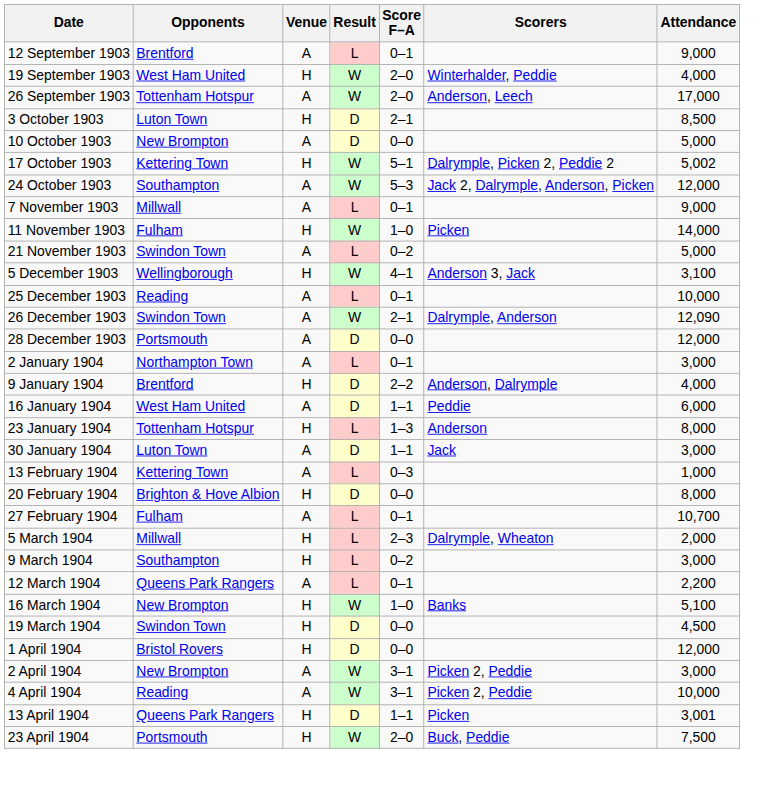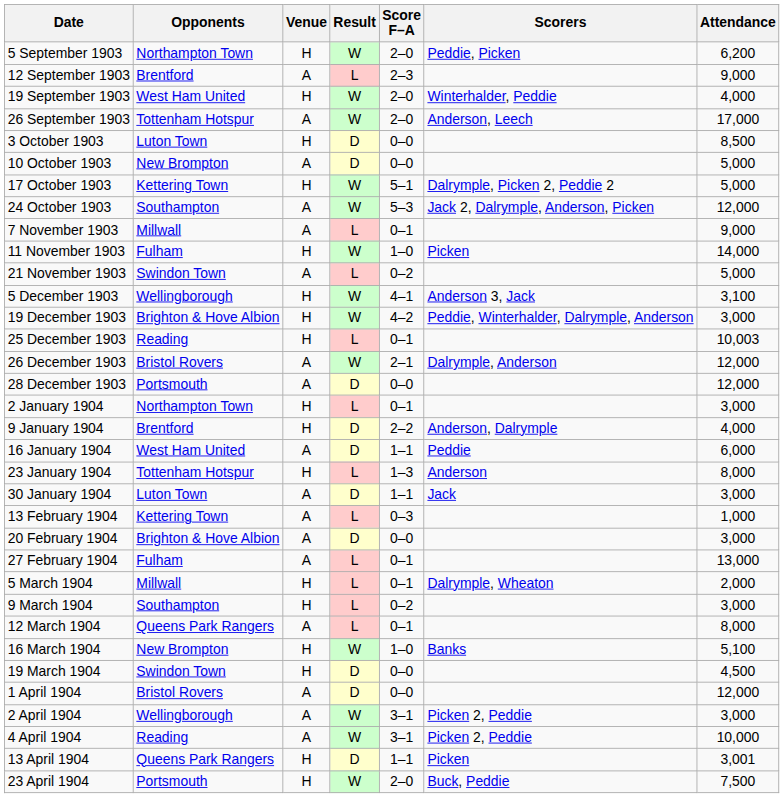+ row: (65, 53)
(402, 53) 0–1 -> (402, 75) 2–3
(402, 119) 2–1 -> (402, 141) 0–0
(698, 163) 5,002 -> (738, 185) 5,000
+ row: (67, 318)
(306, 296) A -> (306, 340) H
(698, 296) 10,000 -> (738, 340) 10,003
(181, 318) Swindon Town -> (180, 362) Bristol Rovers
(698, 318) 12,090 -> (738, 362) 12,000
(306, 362) A -> (306, 406) H
(306, 494) H -> (306, 538) A
(698, 494) 8,000 -> (738, 538) 3,000
(698, 516) 10,700 -> (738, 561) 13,000
(402, 538) 2–3 -> (402, 583) 0–1
(698, 583) 2,200 -> (738, 627) 8,000
(306, 649) H -> (306, 693) A
(182, 671) New Brompton -> (185, 715) Wellingborough
